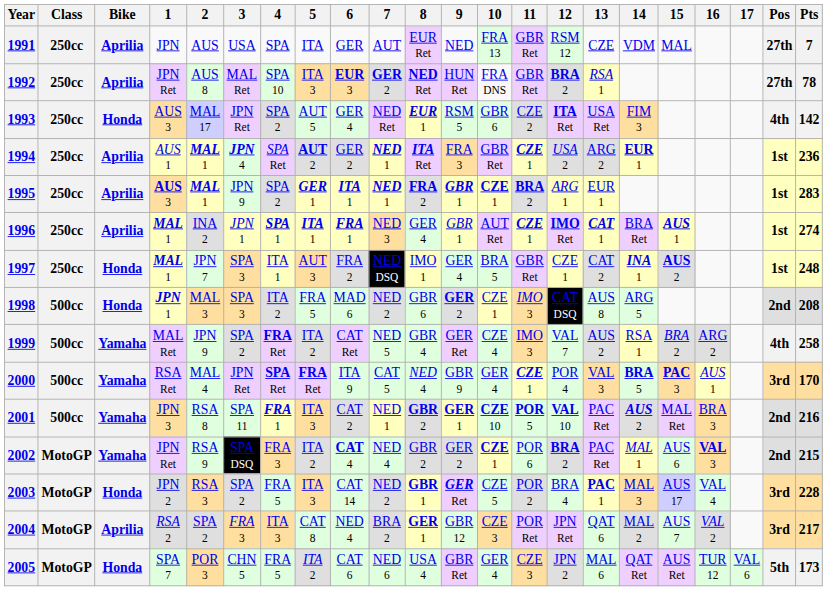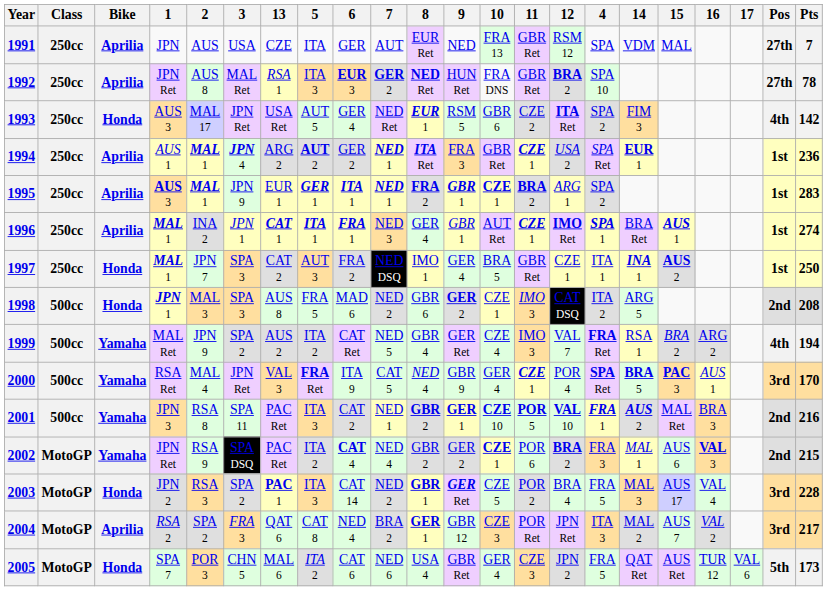columns swapped: (278, 15) <-> (601, 15)
(809, 268) 248 -> (809, 268) 250
(809, 343) 258 -> (809, 343) 194
